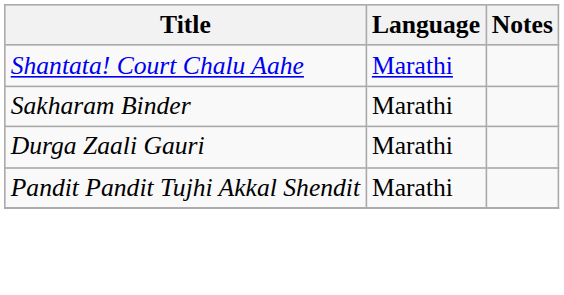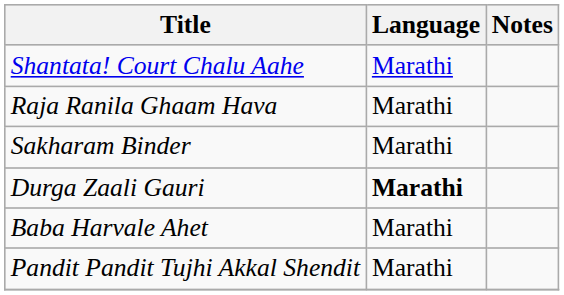+ row: (144, 106)
(412, 146) normal -> (417, 187) bold
+ row: (109, 227)
